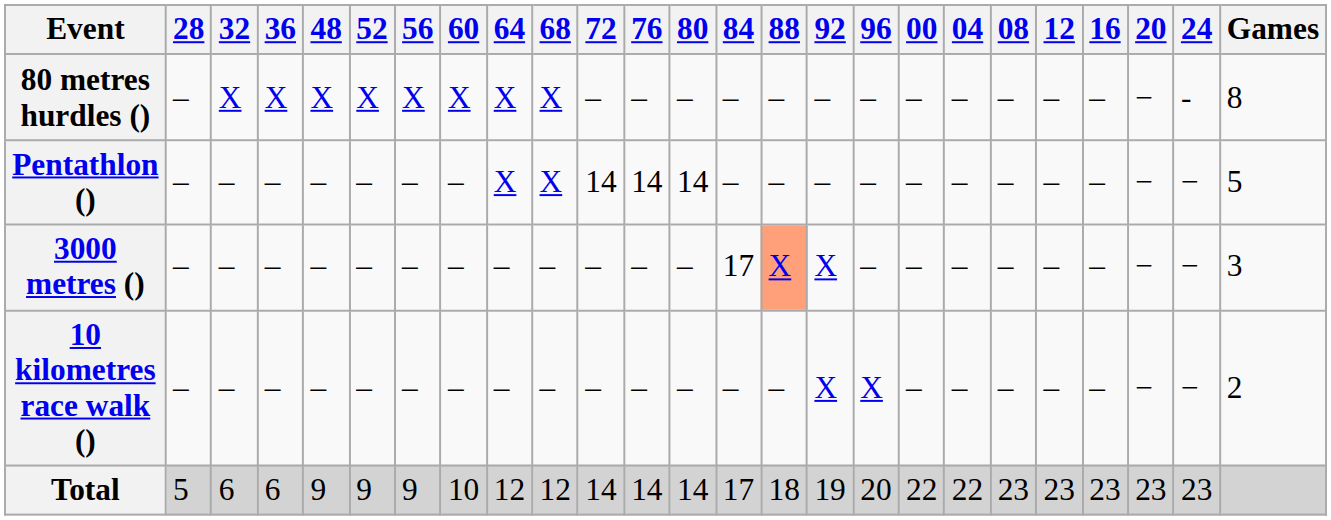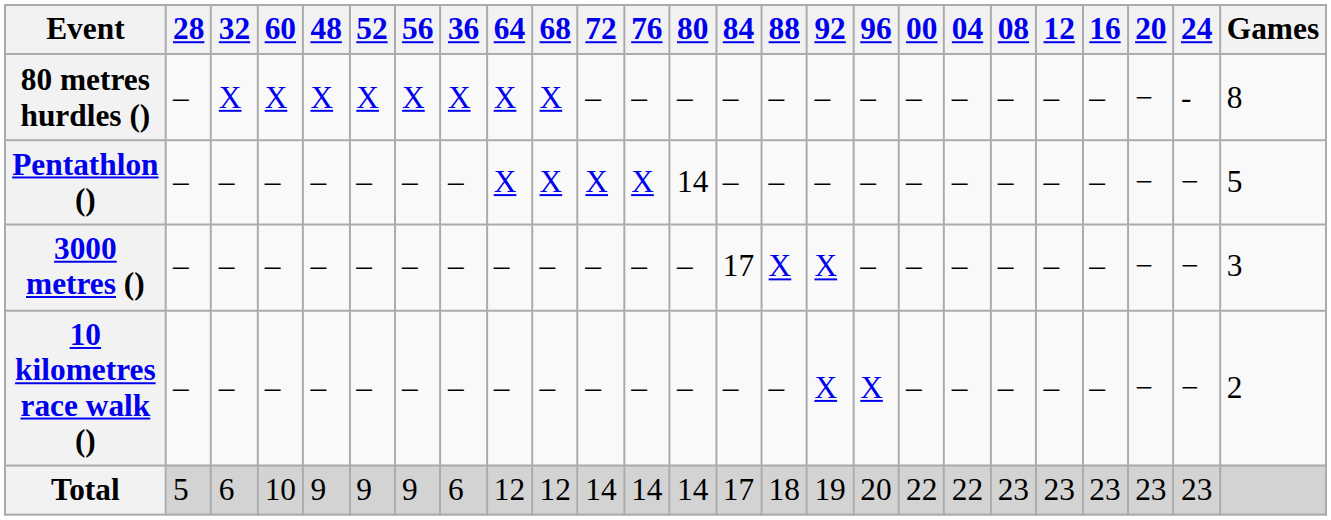columns swapped: (280, 29) <-> (464, 29)
(601, 181) 14 -> (597, 181) X
(647, 181) 14 -> (643, 181) X
(780, 266) lightsalmon background -> (780, 266) no background
